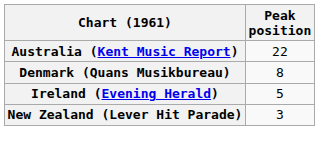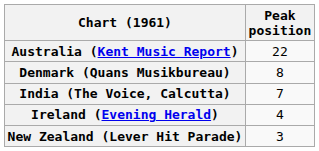+ row: (125, 94)
(280, 94) 5 -> (280, 115) 4
